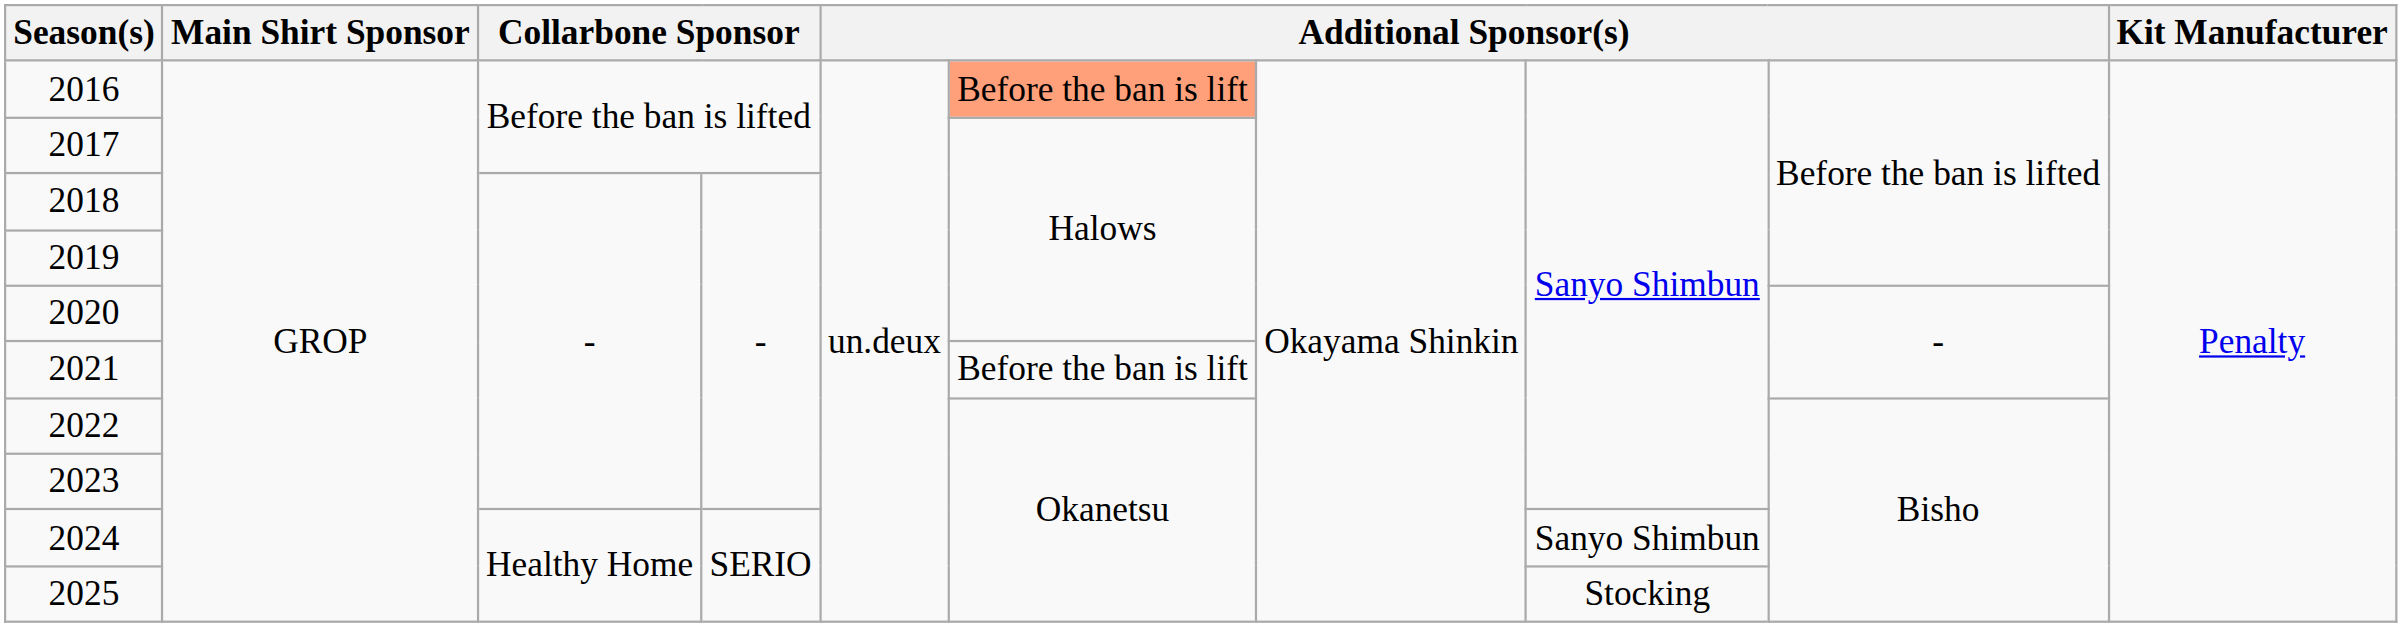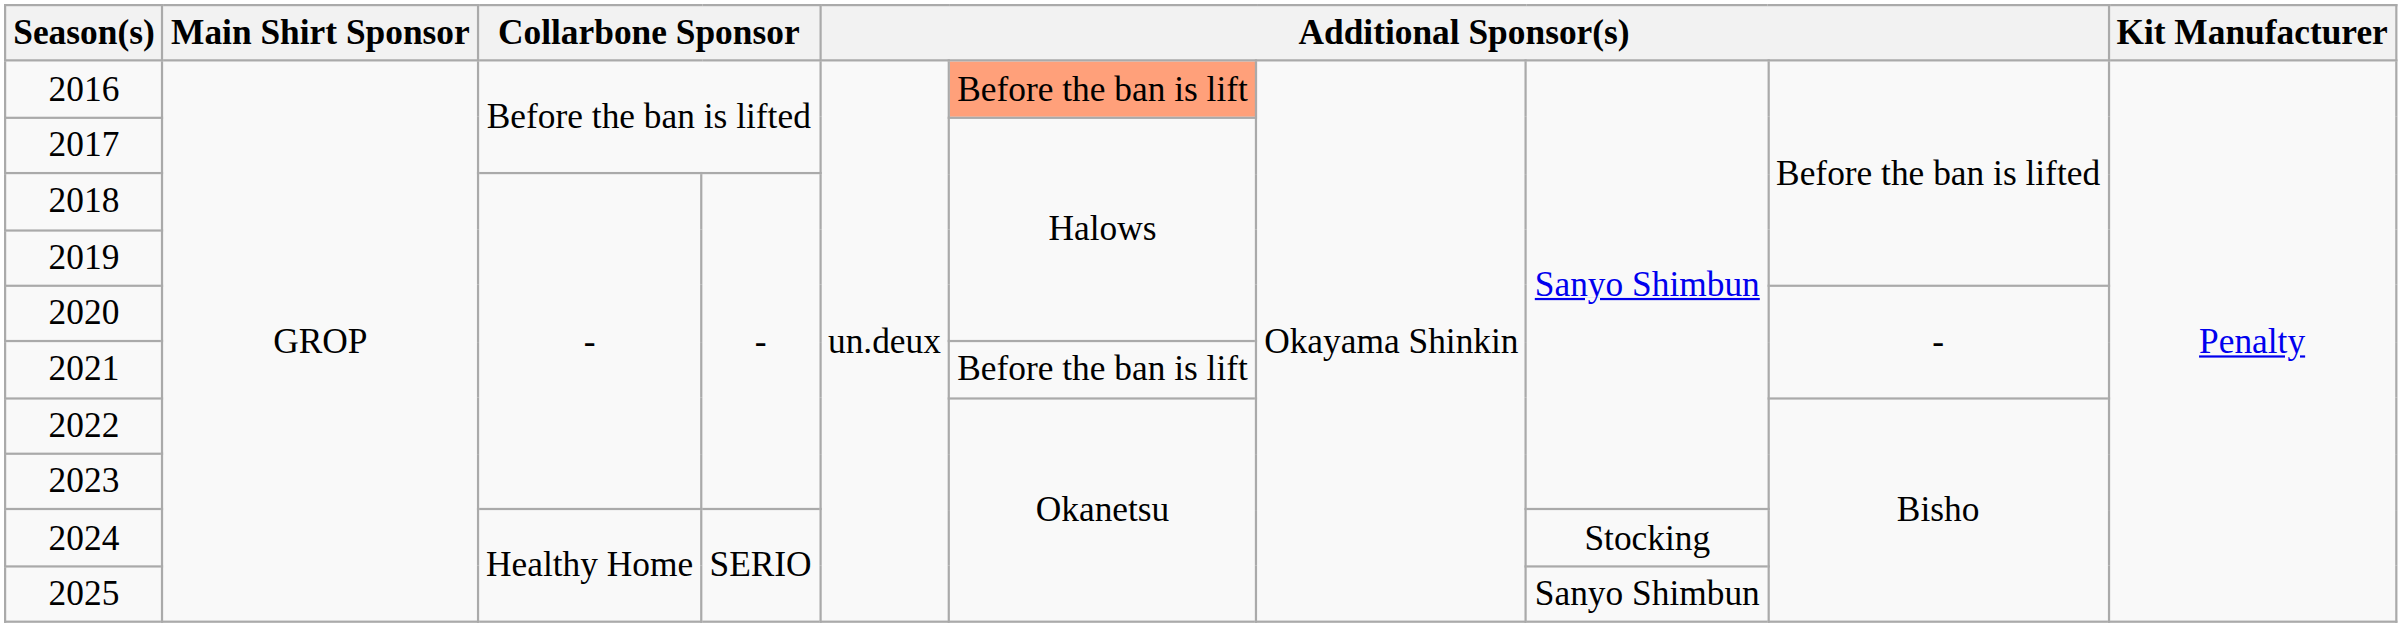(1647, 537) Sanyo Shimbun -> (1647, 537) Stocking
(1647, 593) Stocking -> (1647, 593) Sanyo Shimbun
